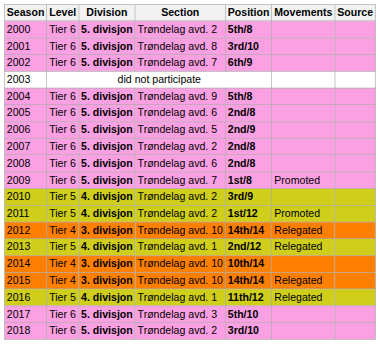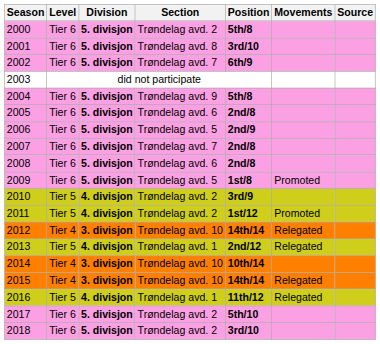(177, 146) Trøndelag avd. 2 -> (177, 146) Trøndelag avd. 7
(177, 180) Trøndelag avd. 7 -> (177, 180) Trøndelag avd. 5
(177, 314) Trøndelag avd. 3 -> (177, 314) Trøndelag avd. 2
